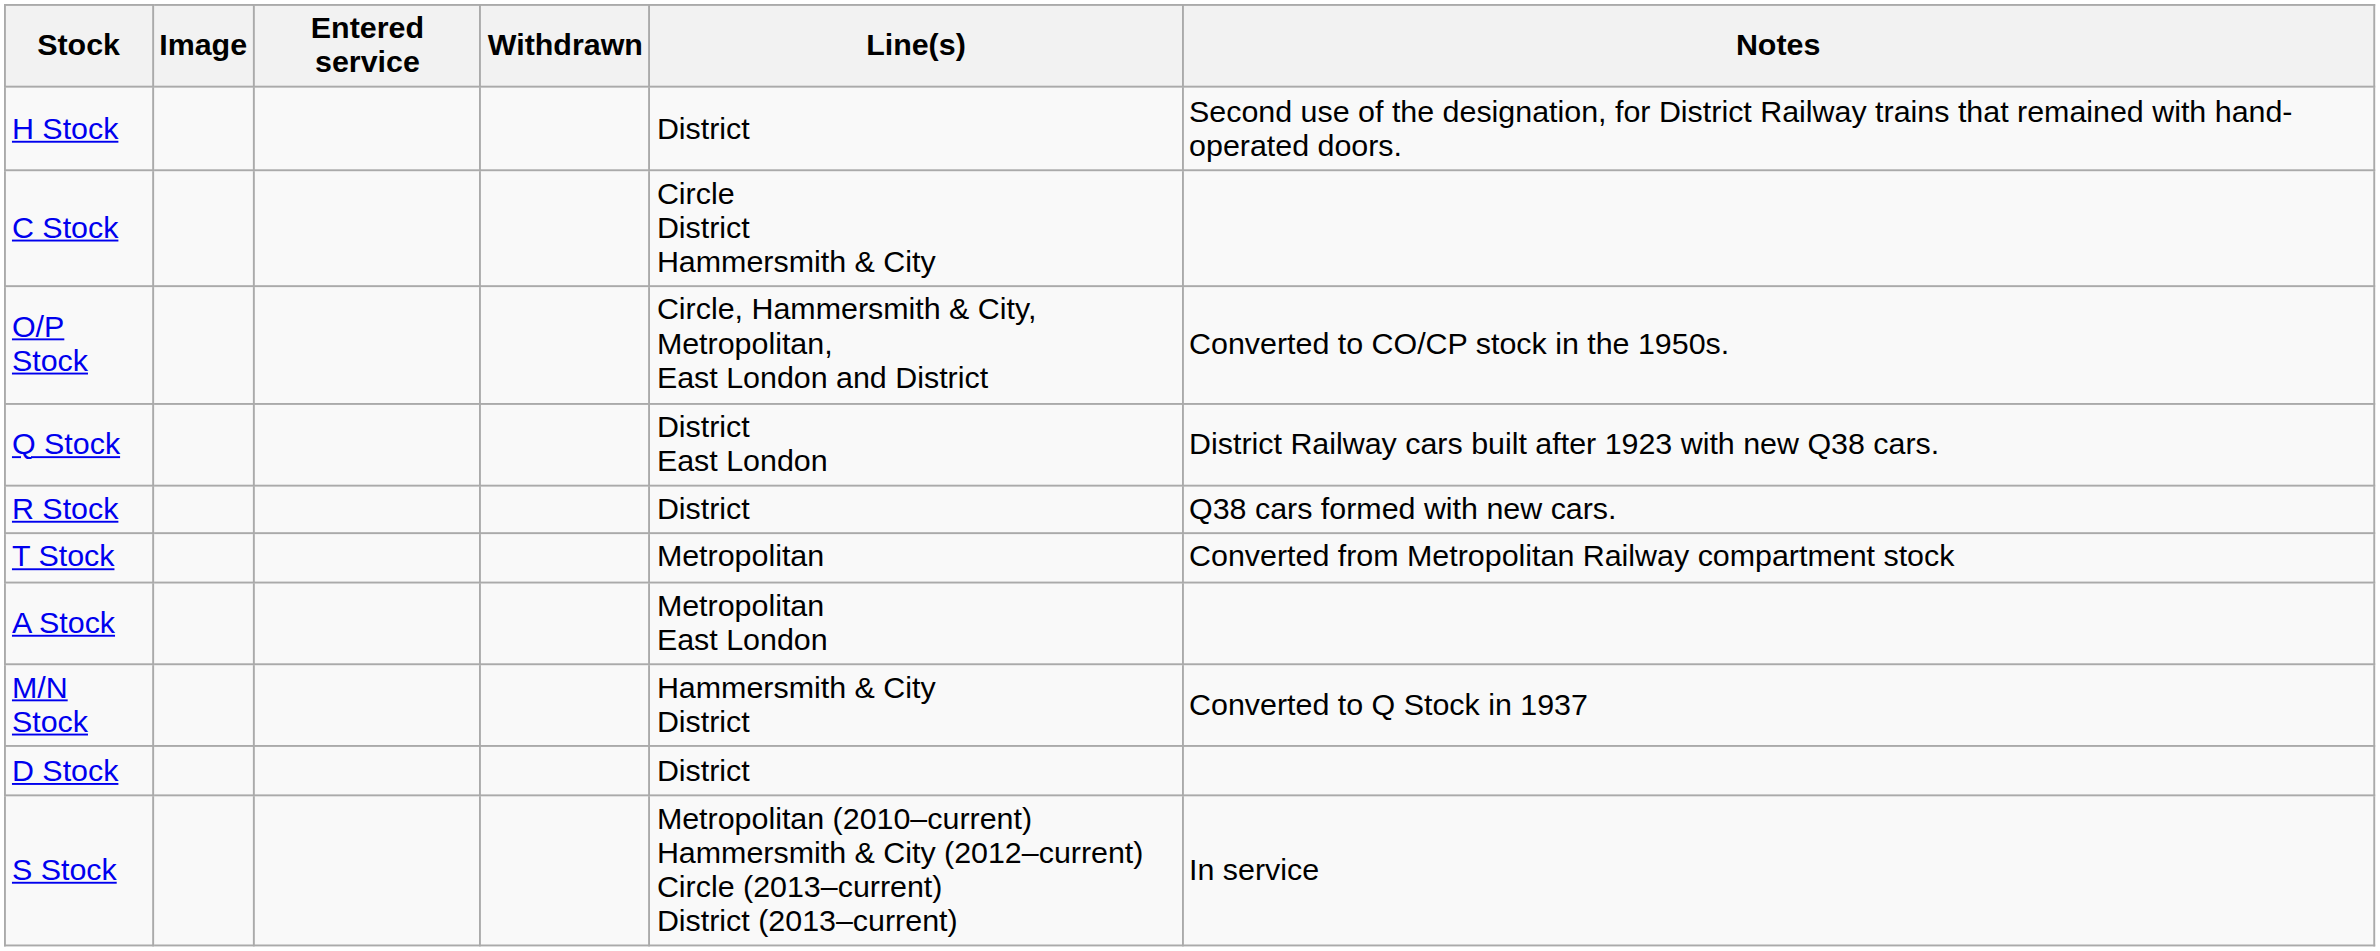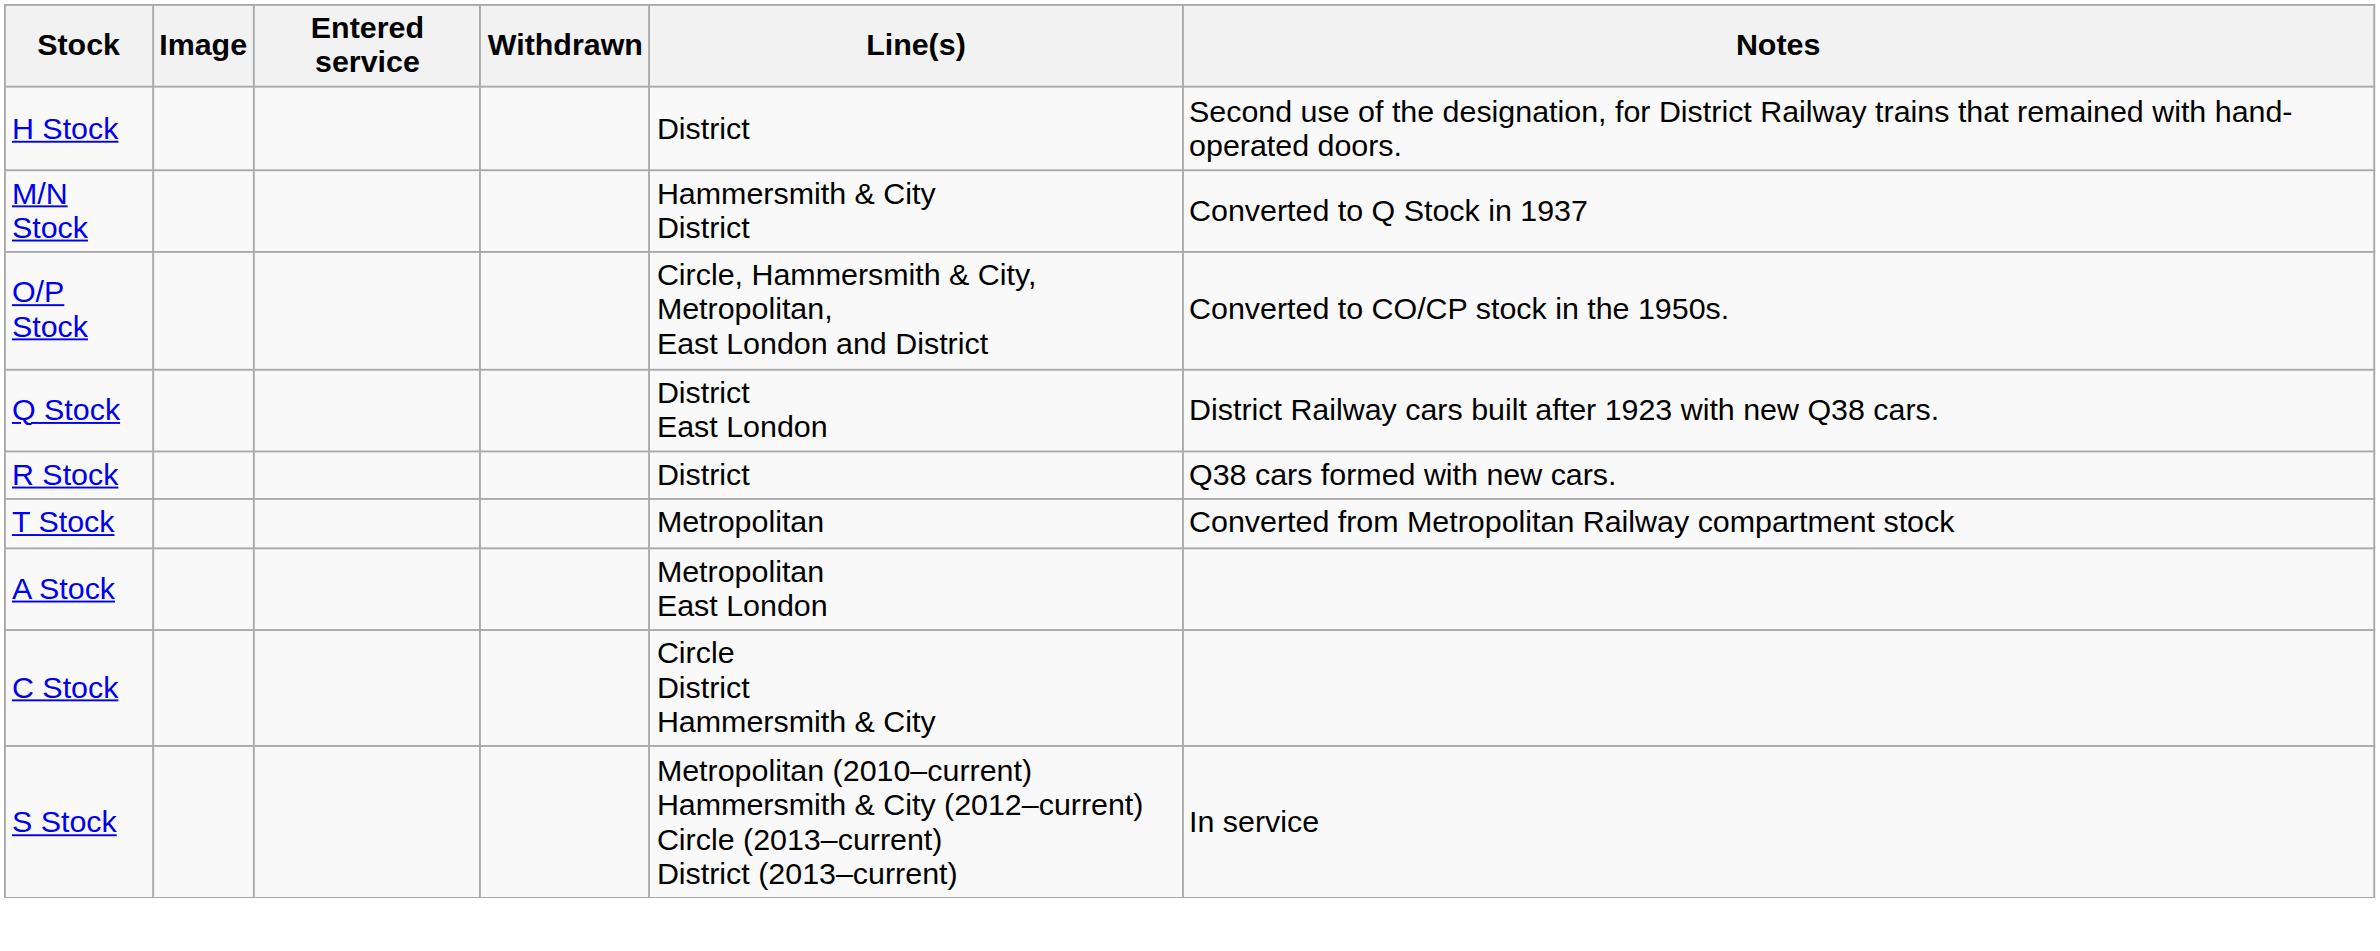rows swapped: (50, 705) <-> (65, 227)
- row: (65, 770)
